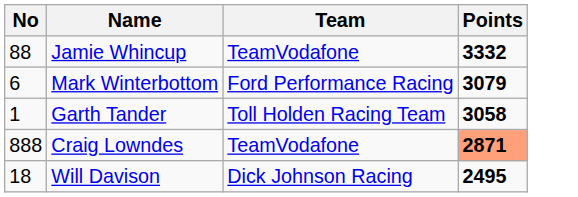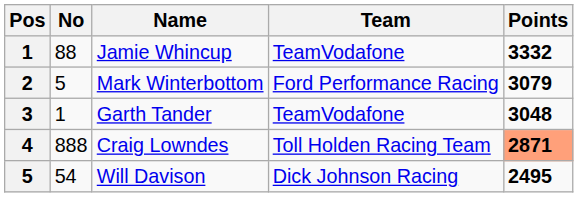+ column: (27, 20)
(15, 83) 6 -> (60, 83) 5
(336, 114) Toll Holden Racing Team -> (339, 114) TeamVodafone
(485, 114) 3058 -> (530, 114) 3048
(293, 146) TeamVodafone -> (382, 146) Toll Holden Racing Team
(20, 177) 18 -> (66, 177) 54
